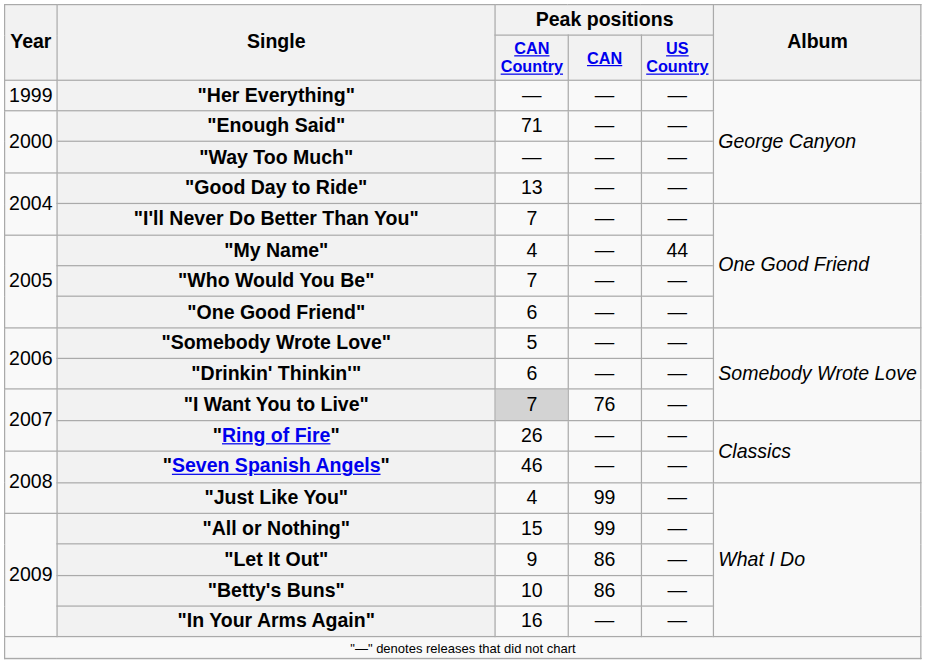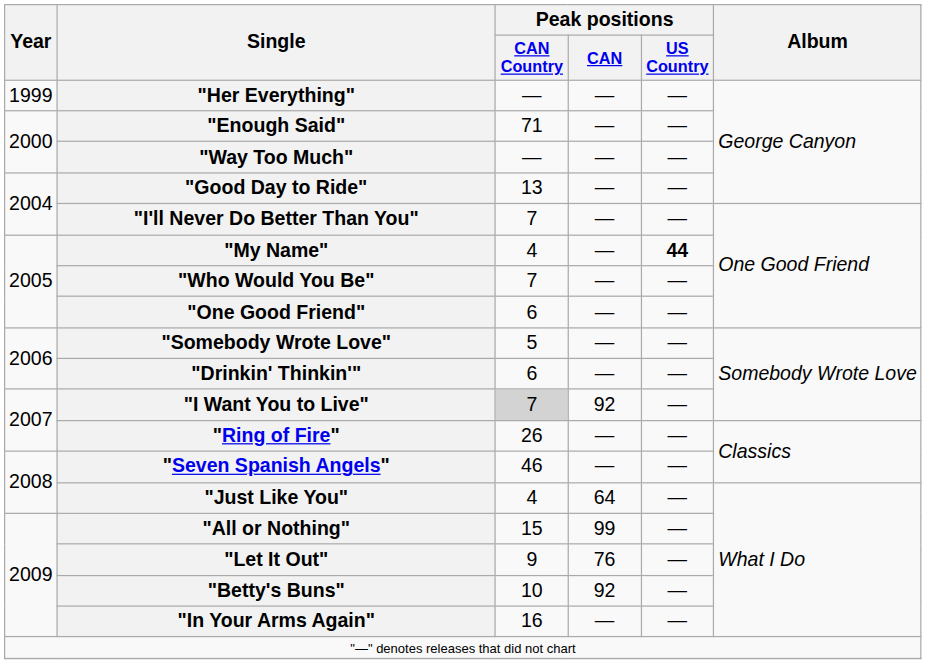(677, 250) normal -> (677, 250) bold
(605, 404) 76 -> (605, 404) 92
(605, 497) 99 -> (605, 497) 64
(605, 559) 86 -> (605, 559) 76
(605, 590) 86 -> (605, 590) 92
